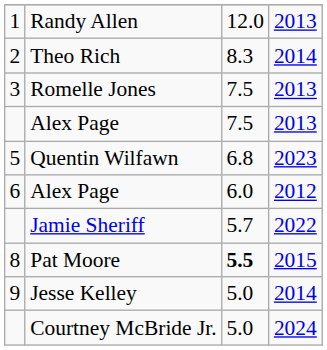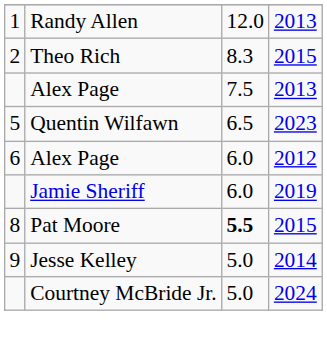(295, 55) 2014 -> (295, 55) 2015
- row: (15, 89)
(240, 157) 6.8 -> (240, 123) 6.5
(240, 225) 5.7 -> (240, 191) 6.0
(295, 225) 2022 -> (295, 191) 2019
